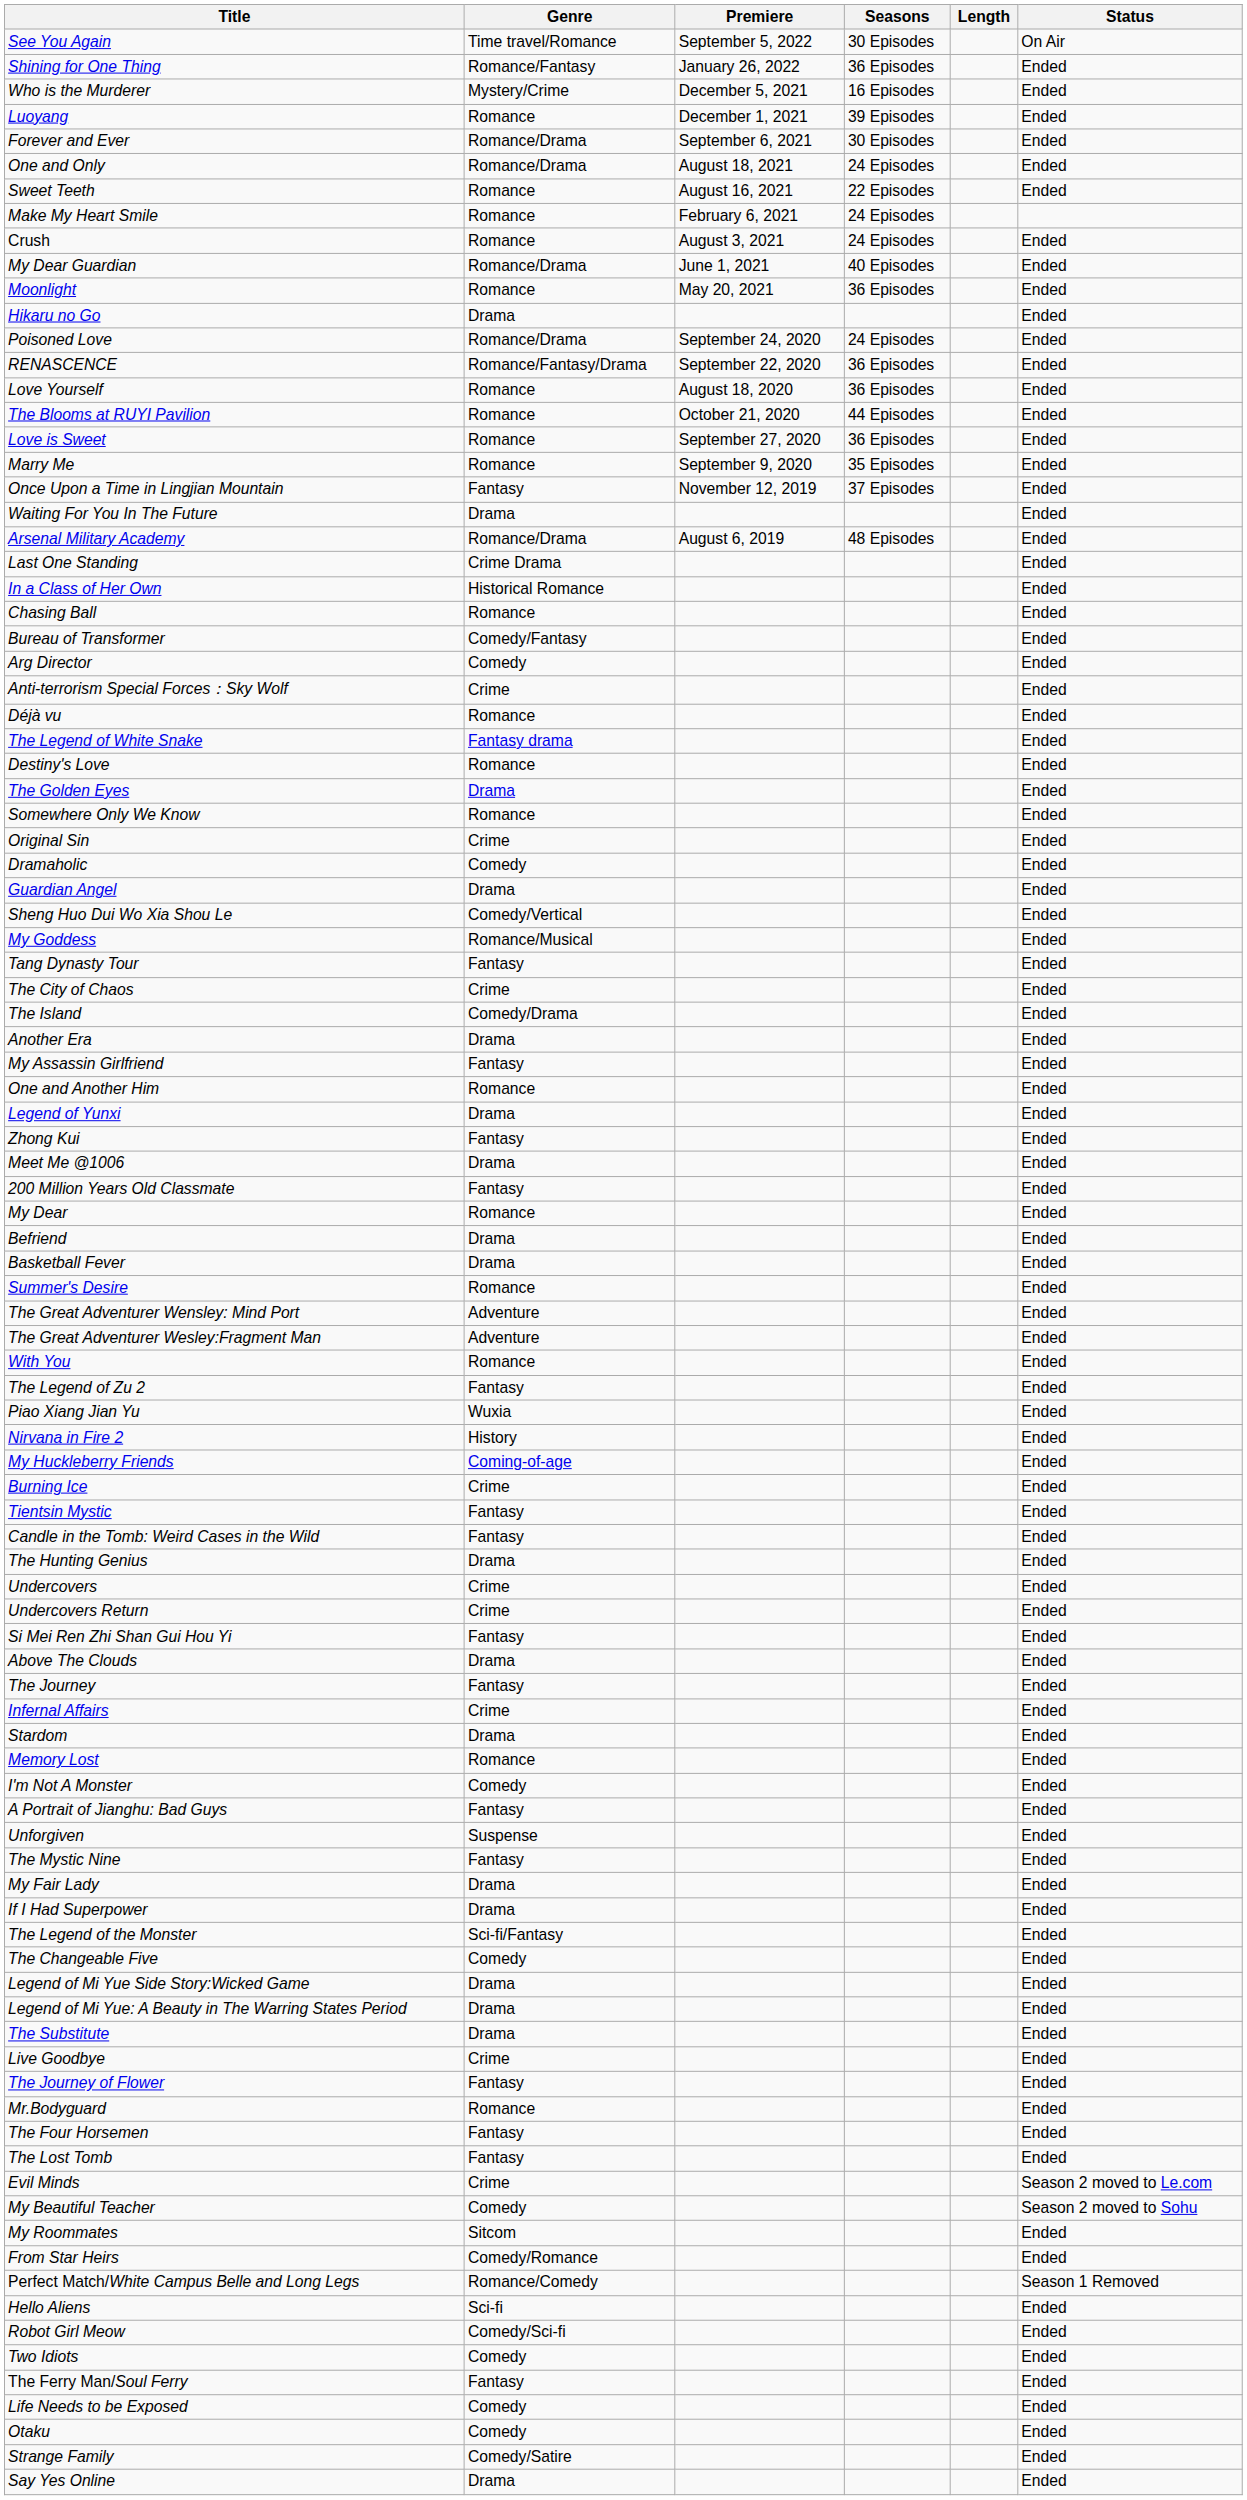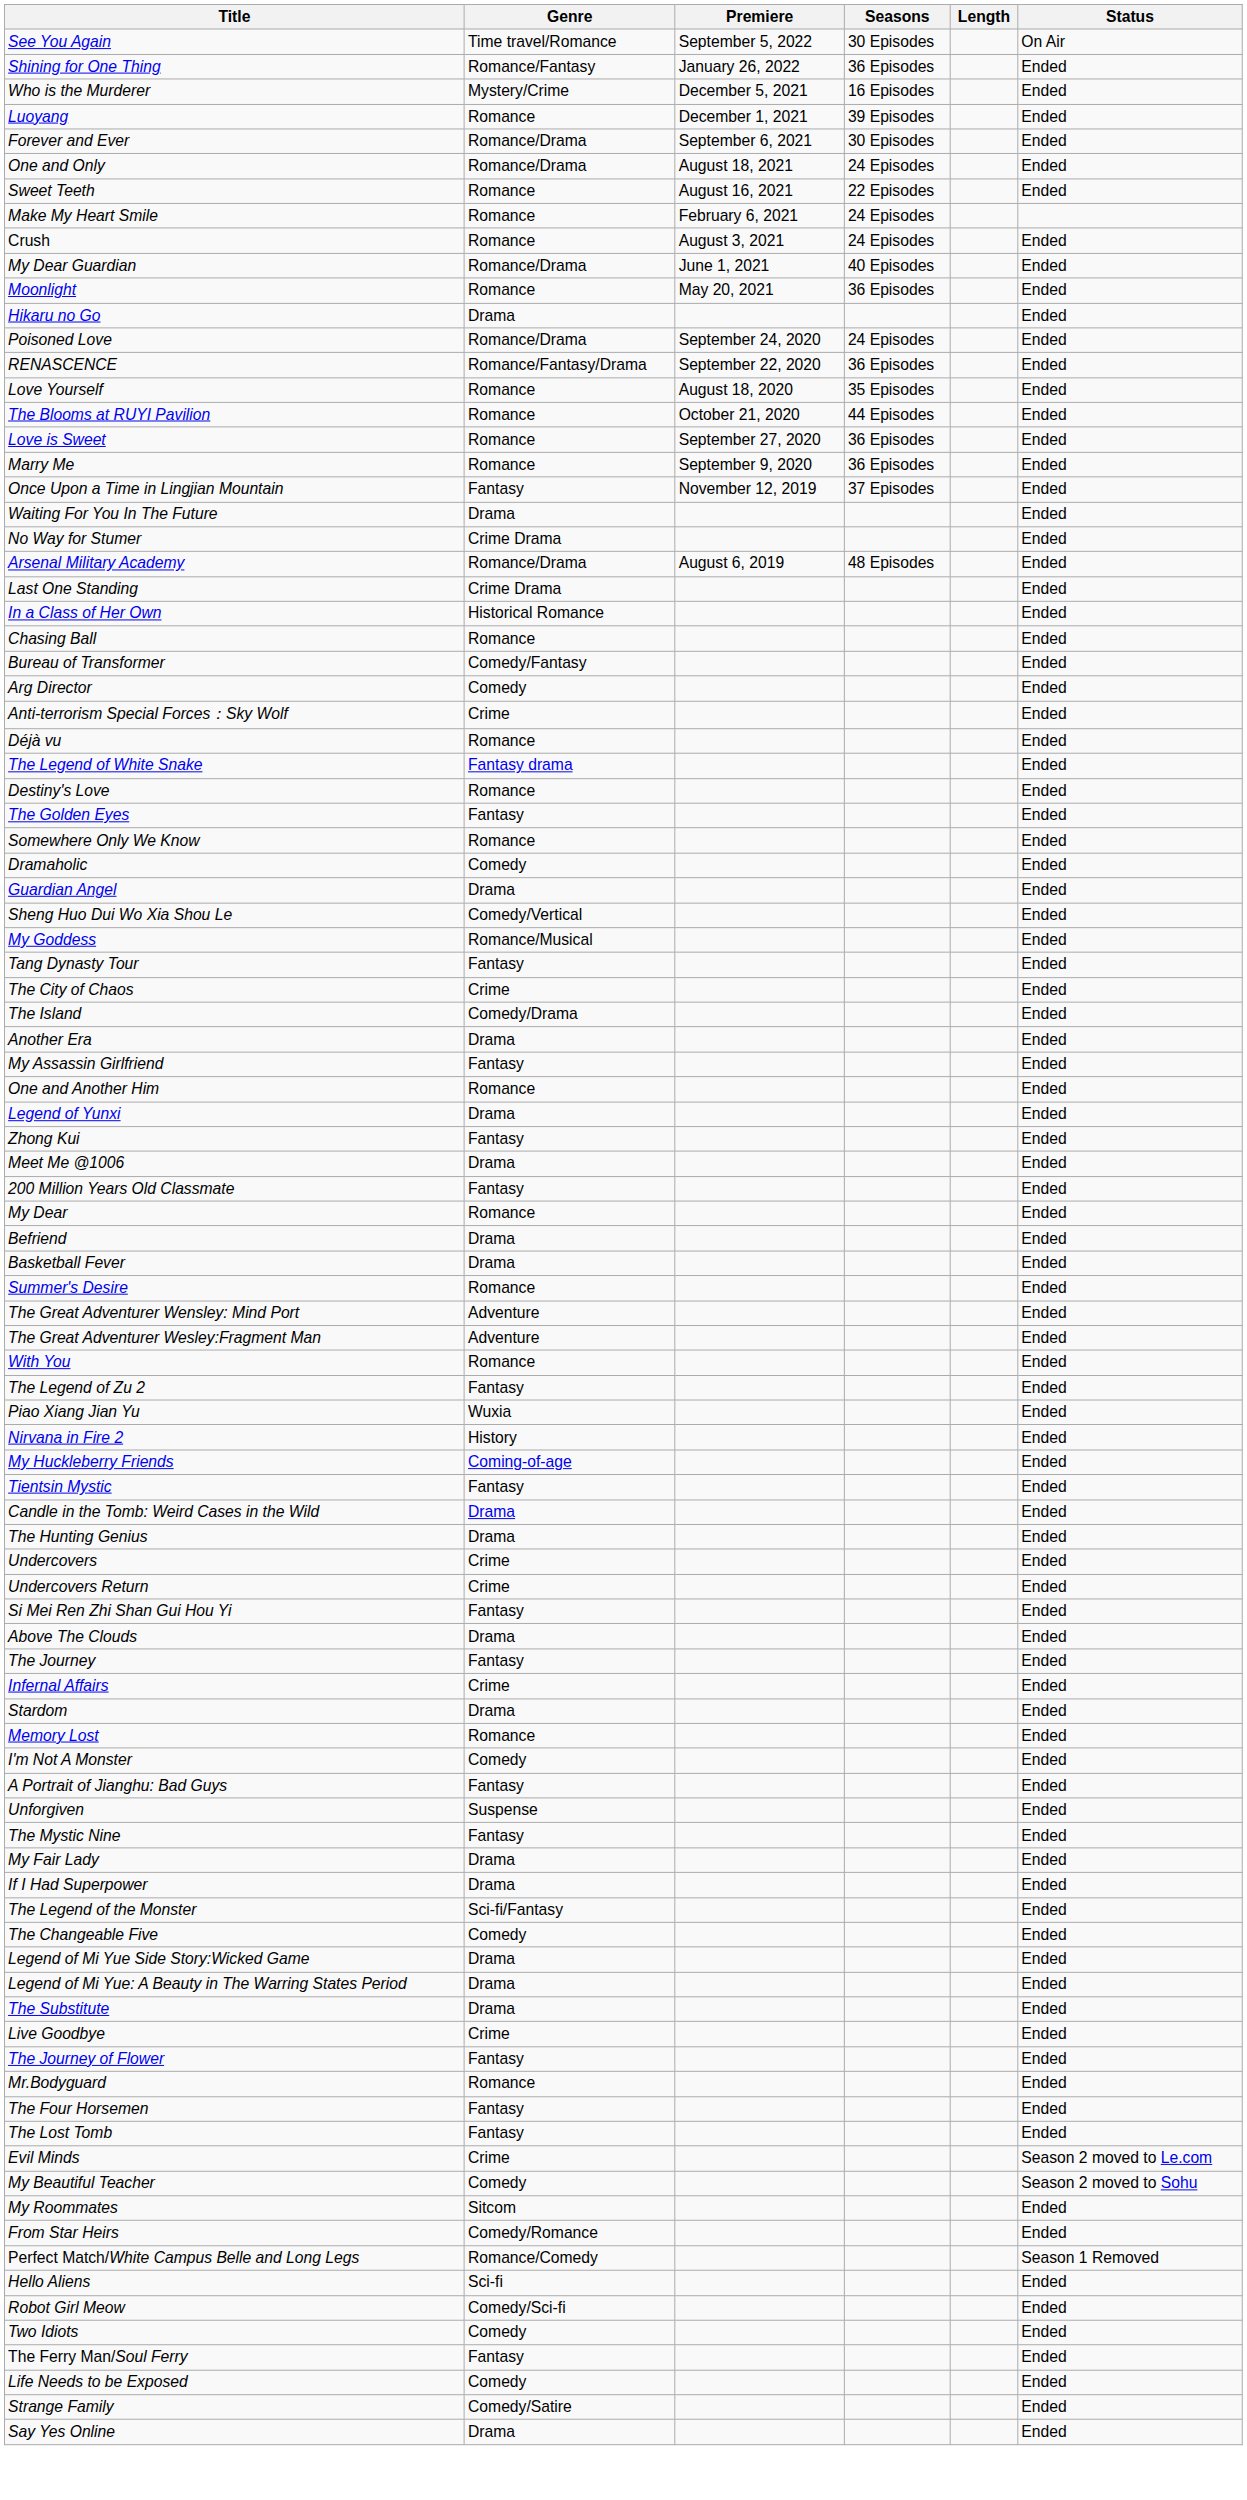(891, 389) 36 Episodes -> (891, 389) 35 Episodes
(891, 464) 35 Episodes -> (891, 464) 36 Episodes
+ row: (75, 539)
(492, 790) Drama -> (496, 815) Fantasy
- row: (49, 840)
- row: (48, 1487)
(496, 1536) Fantasy -> (492, 1511) Drama
- row: (29, 2432)
